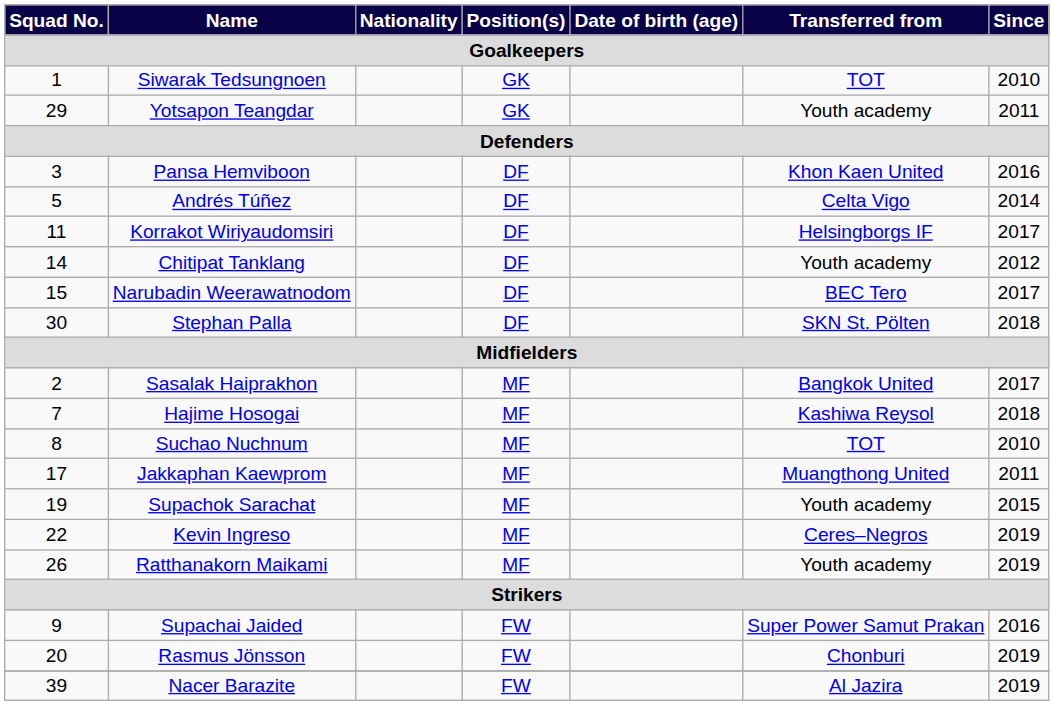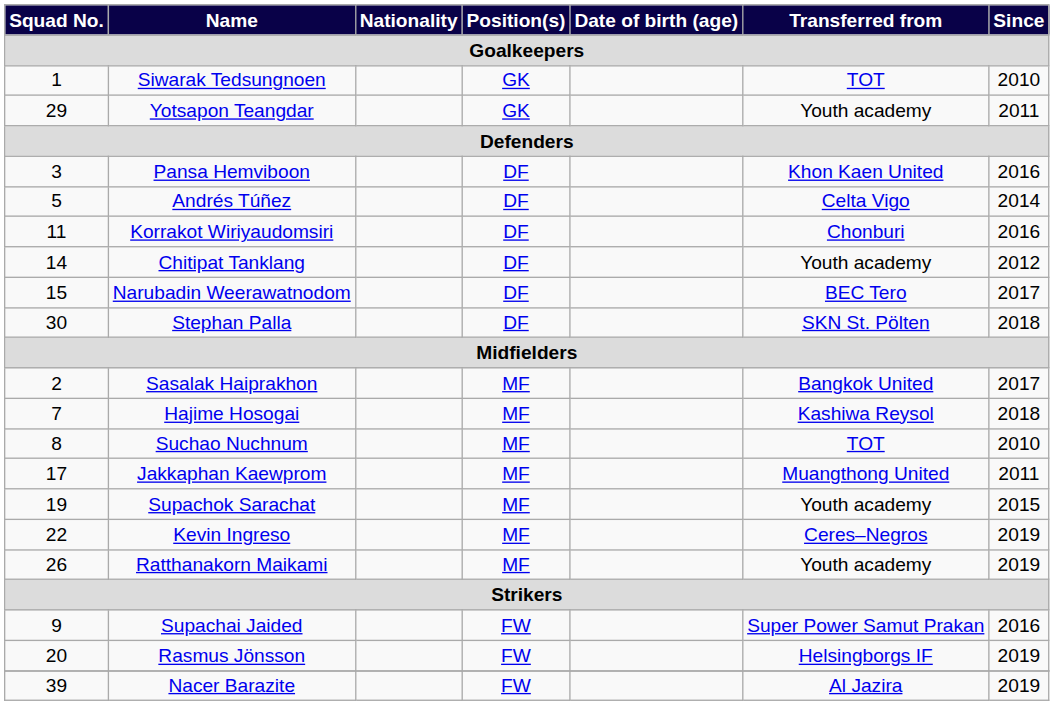(866, 232) Helsingborgs IF -> (866, 232) Chonburi
(1019, 232) 2017 -> (1019, 232) 2016
(866, 656) Chonburi -> (866, 656) Helsingborgs IF
